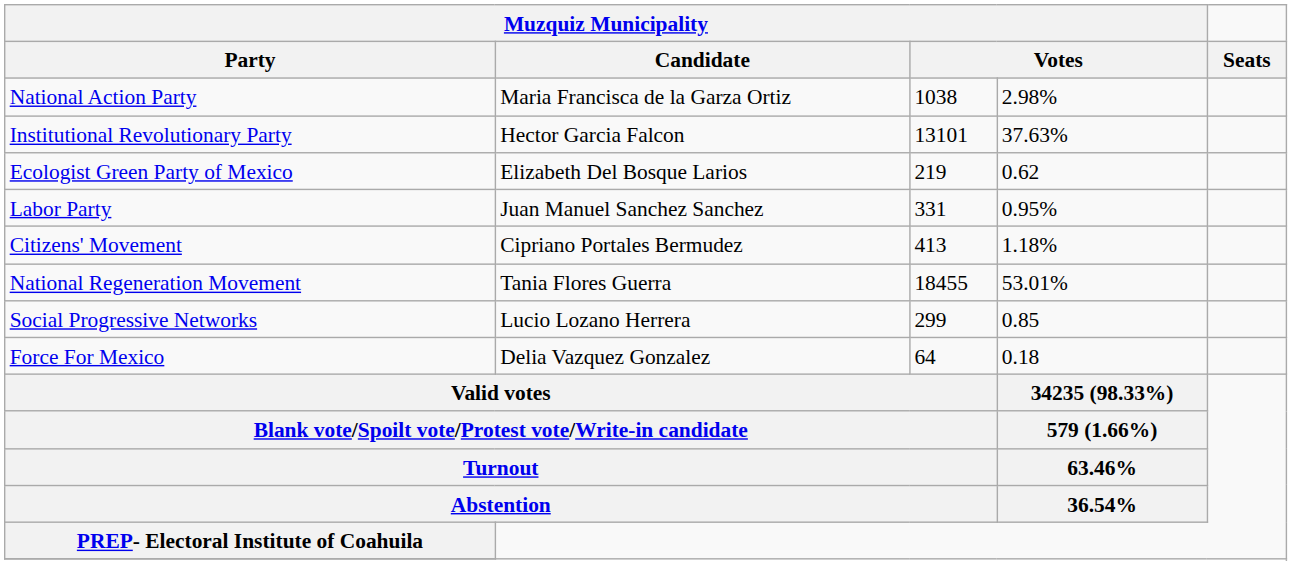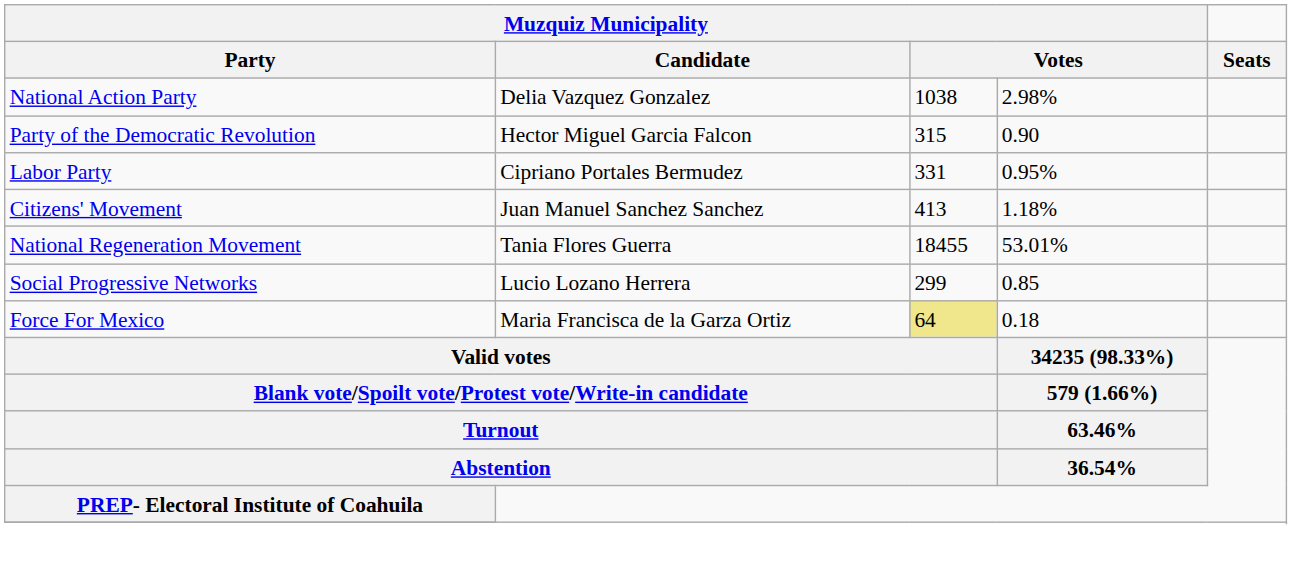(646, 97) Maria Francisca de la Garza Ortiz -> (605, 97) Delia Vazquez Gonzalez
- row: (151, 134)
+ row: (163, 134)
- row: (151, 171)
(632, 208) Juan Manuel Sanchez Sanchez -> (622, 171) Cipriano Portales Bermudez
(622, 245) Cipriano Portales Bermudez -> (632, 208) Juan Manuel Sanchez Sanchez
(605, 356) Delia Vazquez Gonzalez -> (646, 319) Maria Francisca de la Garza Ortiz
(925, 356) no background -> (925, 319) khaki background
